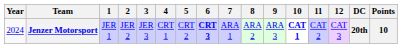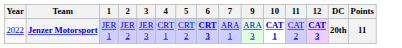- column: (252, 11)
(15, 30) 2024 -> (15, 30) 2022
(339, 30) normal -> (317, 30) bold
(383, 30) 10 -> (362, 30) 11
